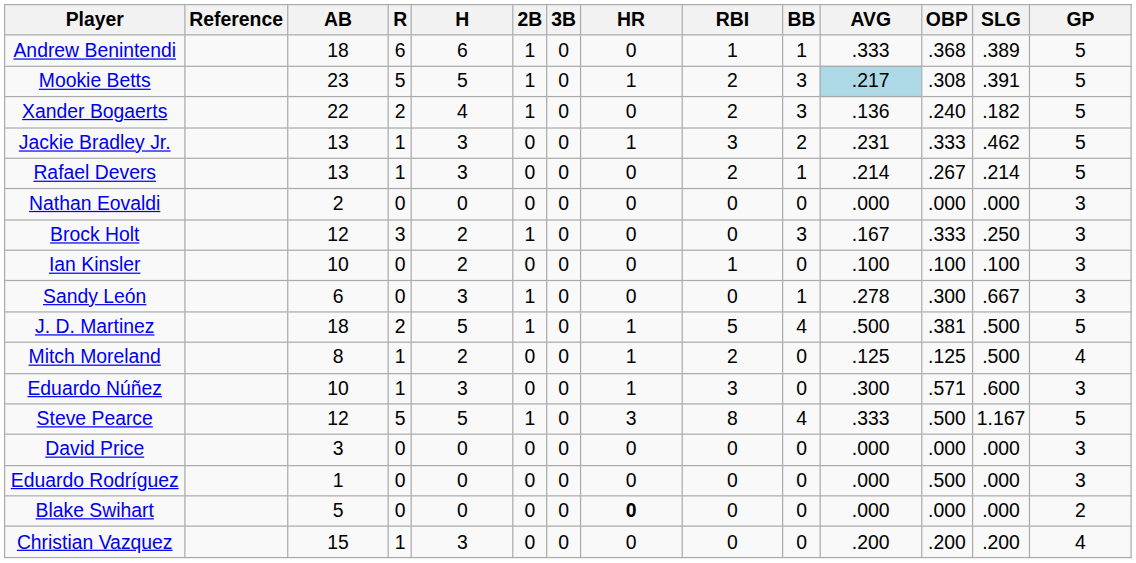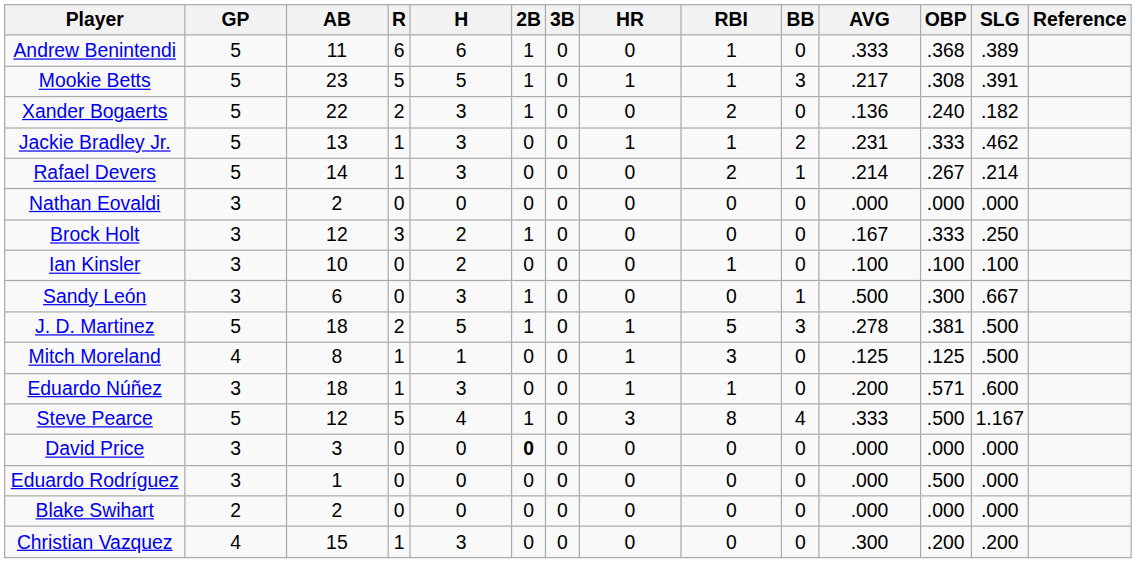columns swapped: (1080, 19) <-> (236, 19)
(338, 50) 18 -> (337, 50) 11
(802, 50) 1 -> (800, 50) 0
(732, 81) 2 -> (731, 81) 1
(871, 81) lightblue background -> (870, 81) no background
(462, 111) 4 -> (461, 111) 3
(802, 111) 3 -> (800, 111) 0
(732, 142) 3 -> (731, 142) 1
(338, 173) 13 -> (337, 173) 14
(802, 234) 3 -> (800, 234) 0
(871, 296) .278 -> (870, 296) .500
(802, 326) 4 -> (800, 326) 3
(871, 326) .500 -> (870, 326) .278
(462, 357) 2 -> (461, 357) 1
(732, 357) 2 -> (731, 357) 3
(338, 388) 10 -> (337, 388) 18
(732, 388) 3 -> (731, 388) 1
(871, 388) .300 -> (870, 388) .200
(462, 419) 5 -> (461, 419) 4
(530, 449) normal -> (529, 449) bold
(338, 511) 5 -> (337, 511) 2
(631, 511) bold -> (630, 511) normal
(871, 541) .200 -> (870, 541) .300
